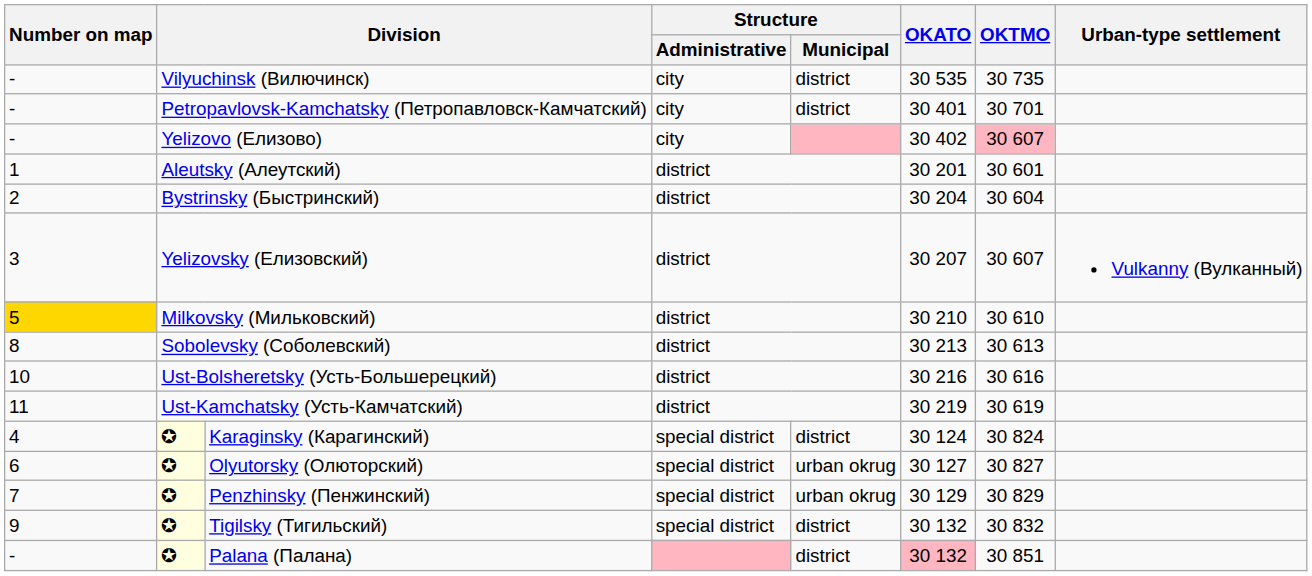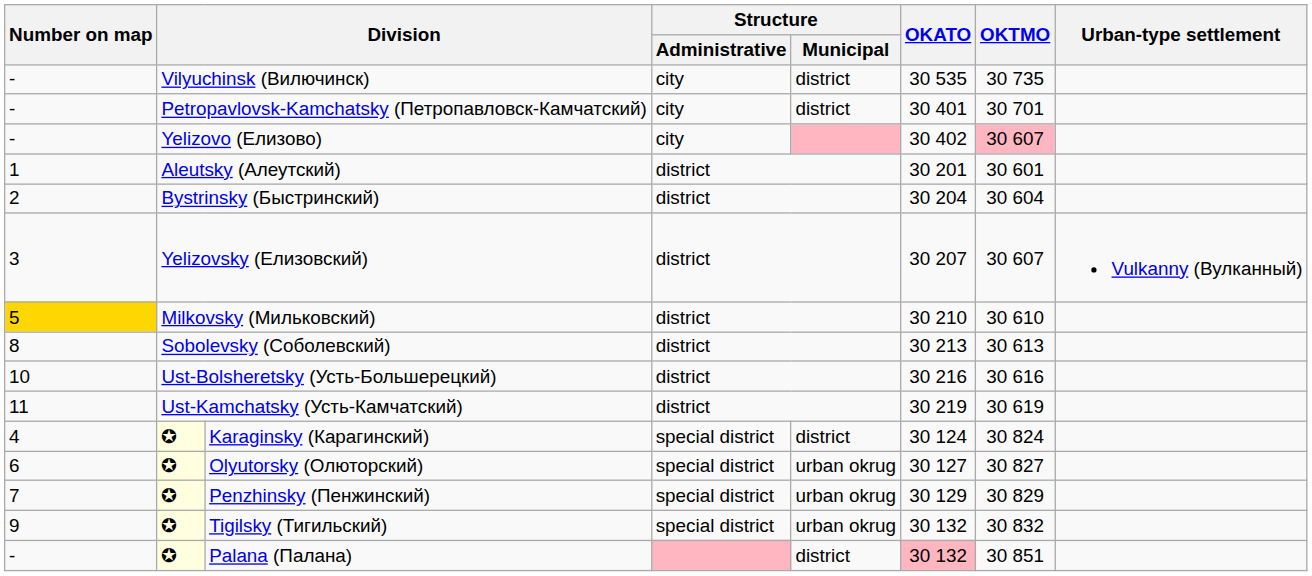(823, 526) district -> (846, 526) urban okrug
